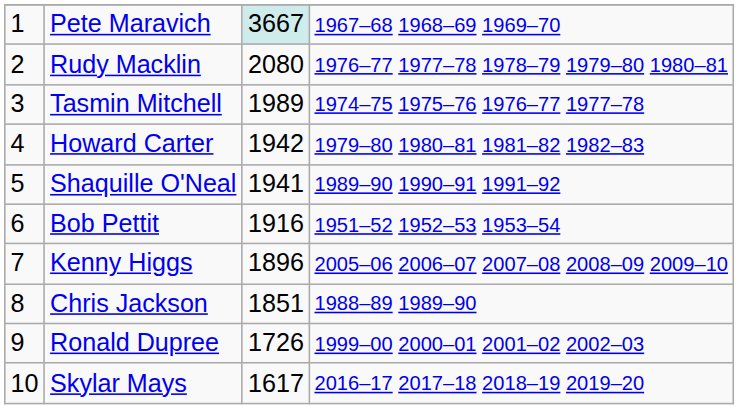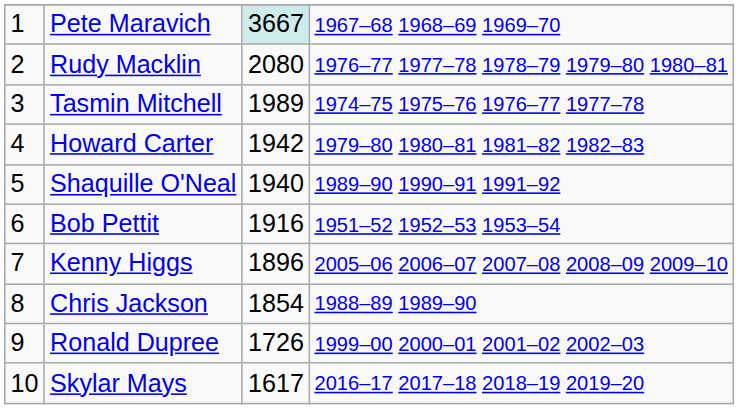(276, 183) 1941 -> (276, 183) 1940
(276, 303) 1851 -> (276, 303) 1854
